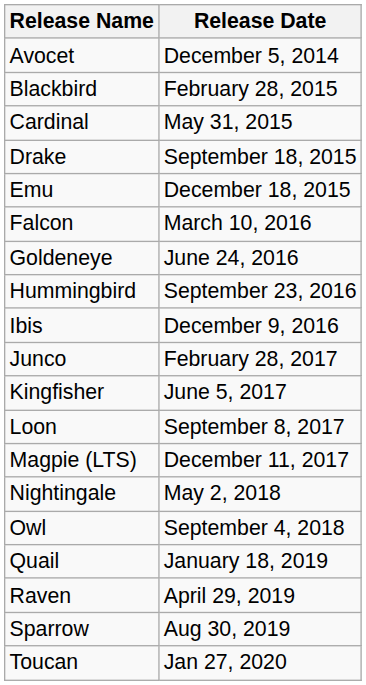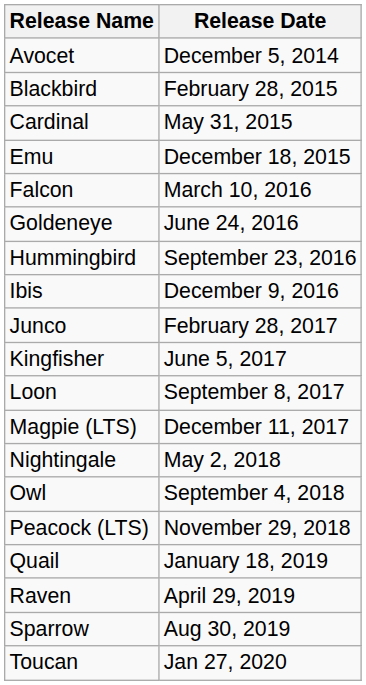- row: (38, 156)
+ row: (79, 527)
